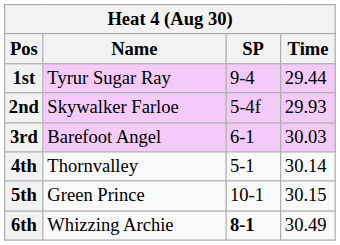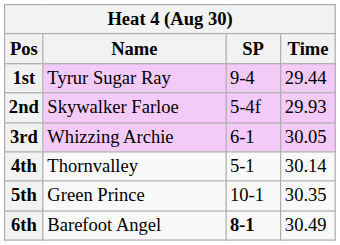(104, 136) Barefoot Angel -> (110, 136) Whizzing Archie
(306, 136) 30.03 -> (306, 136) 30.05
(306, 195) 30.15 -> (306, 195) 30.35
(110, 225) Whizzing Archie -> (104, 225) Barefoot Angel
